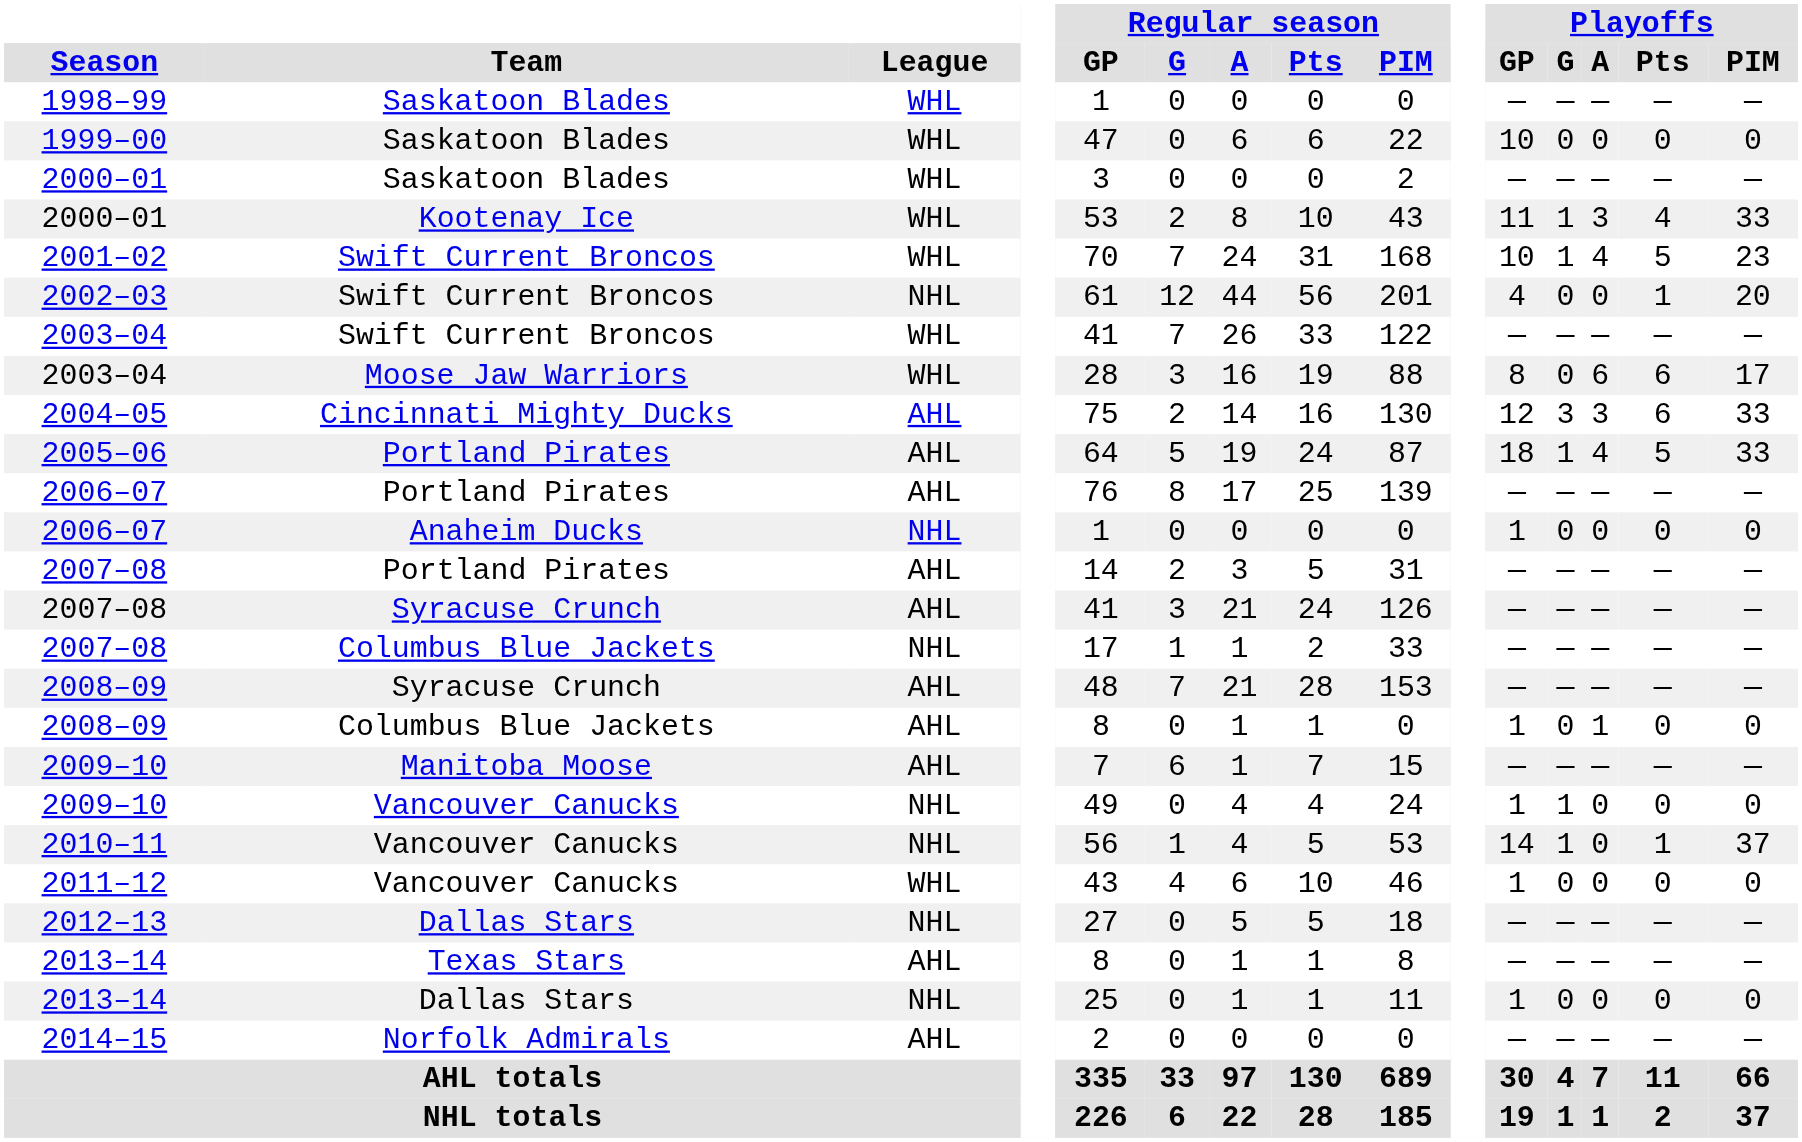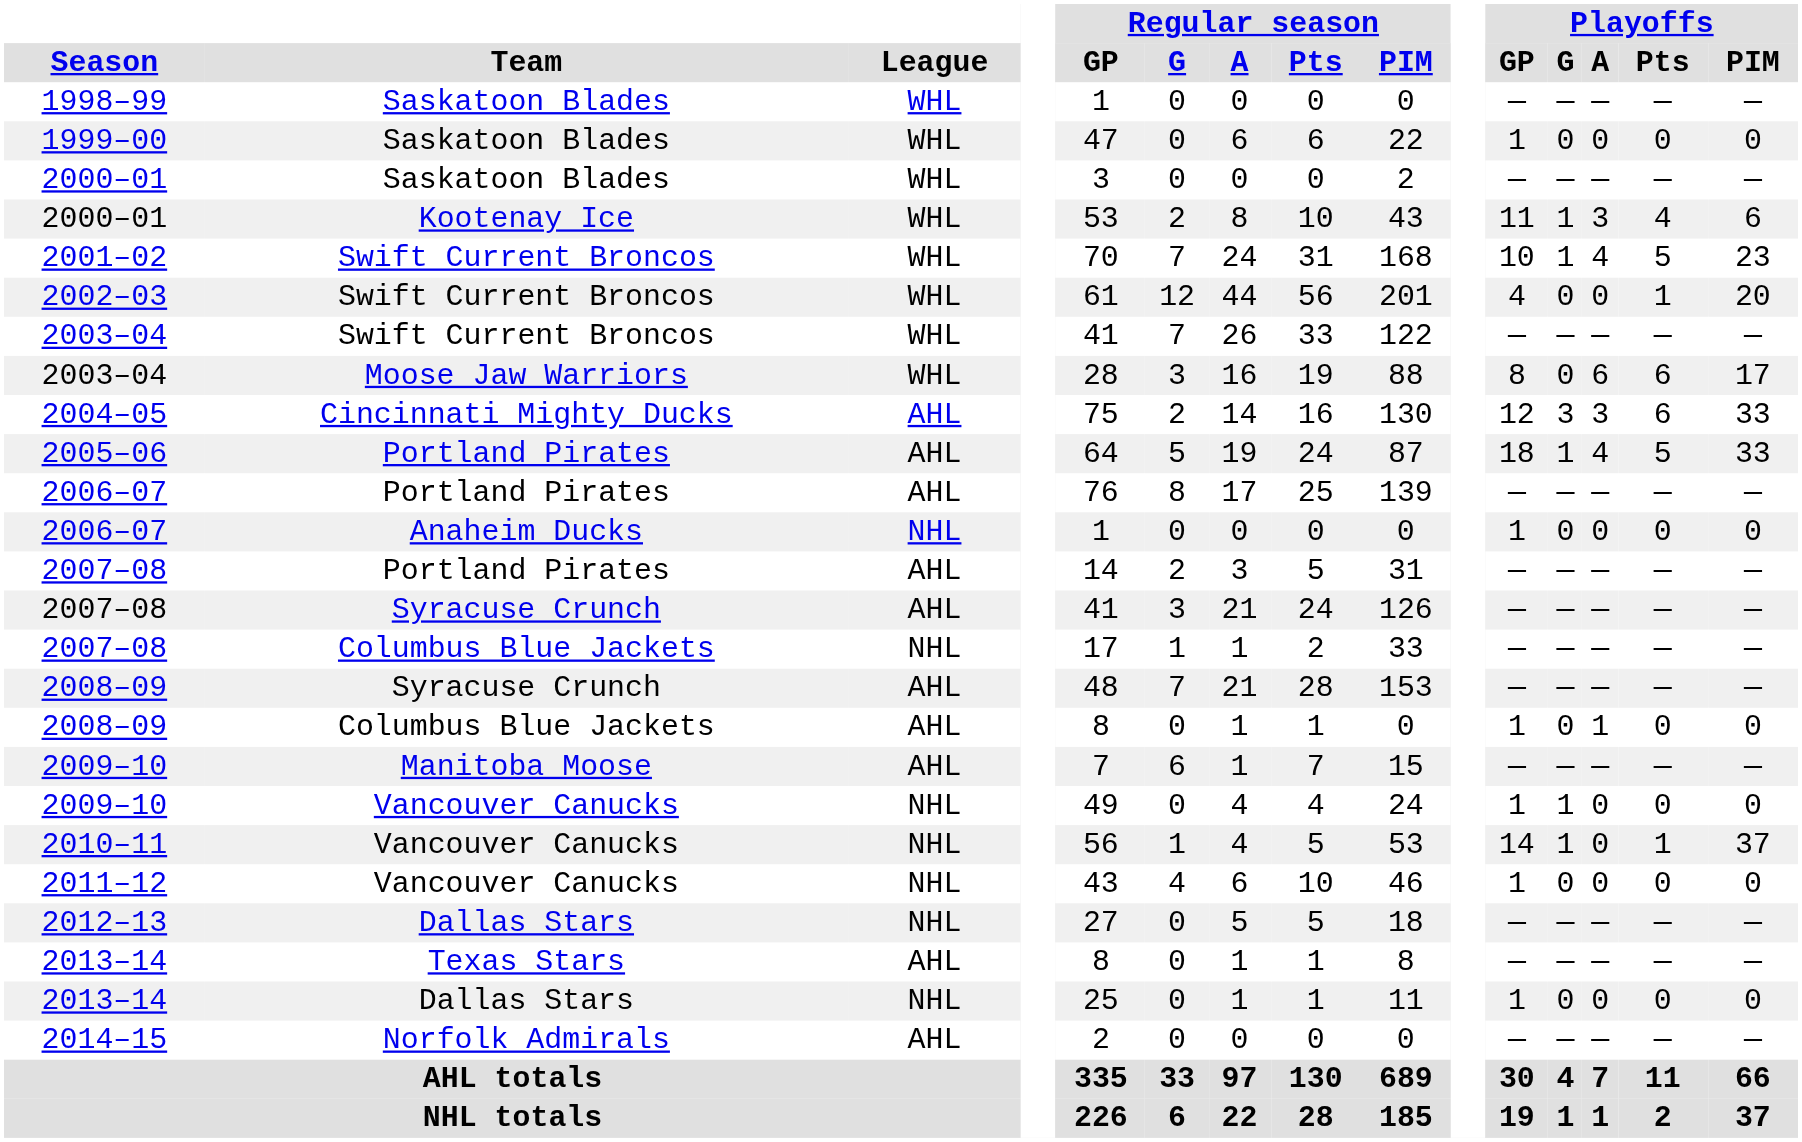(1517, 141) 10 -> (1517, 141) 1
(1753, 219) 33 -> (1753, 219) 6
(935, 297) NHL -> (935, 297) WHL
(935, 884) WHL -> (935, 884) NHL
